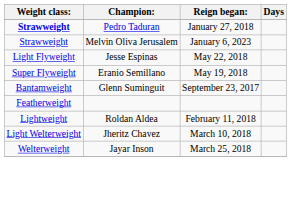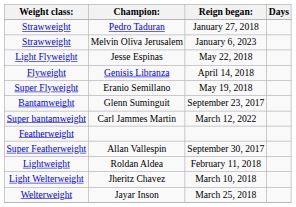(44, 27) bold -> (46, 27) normal
+ row: (137, 73)
+ row: (137, 118)
+ row: (137, 149)
